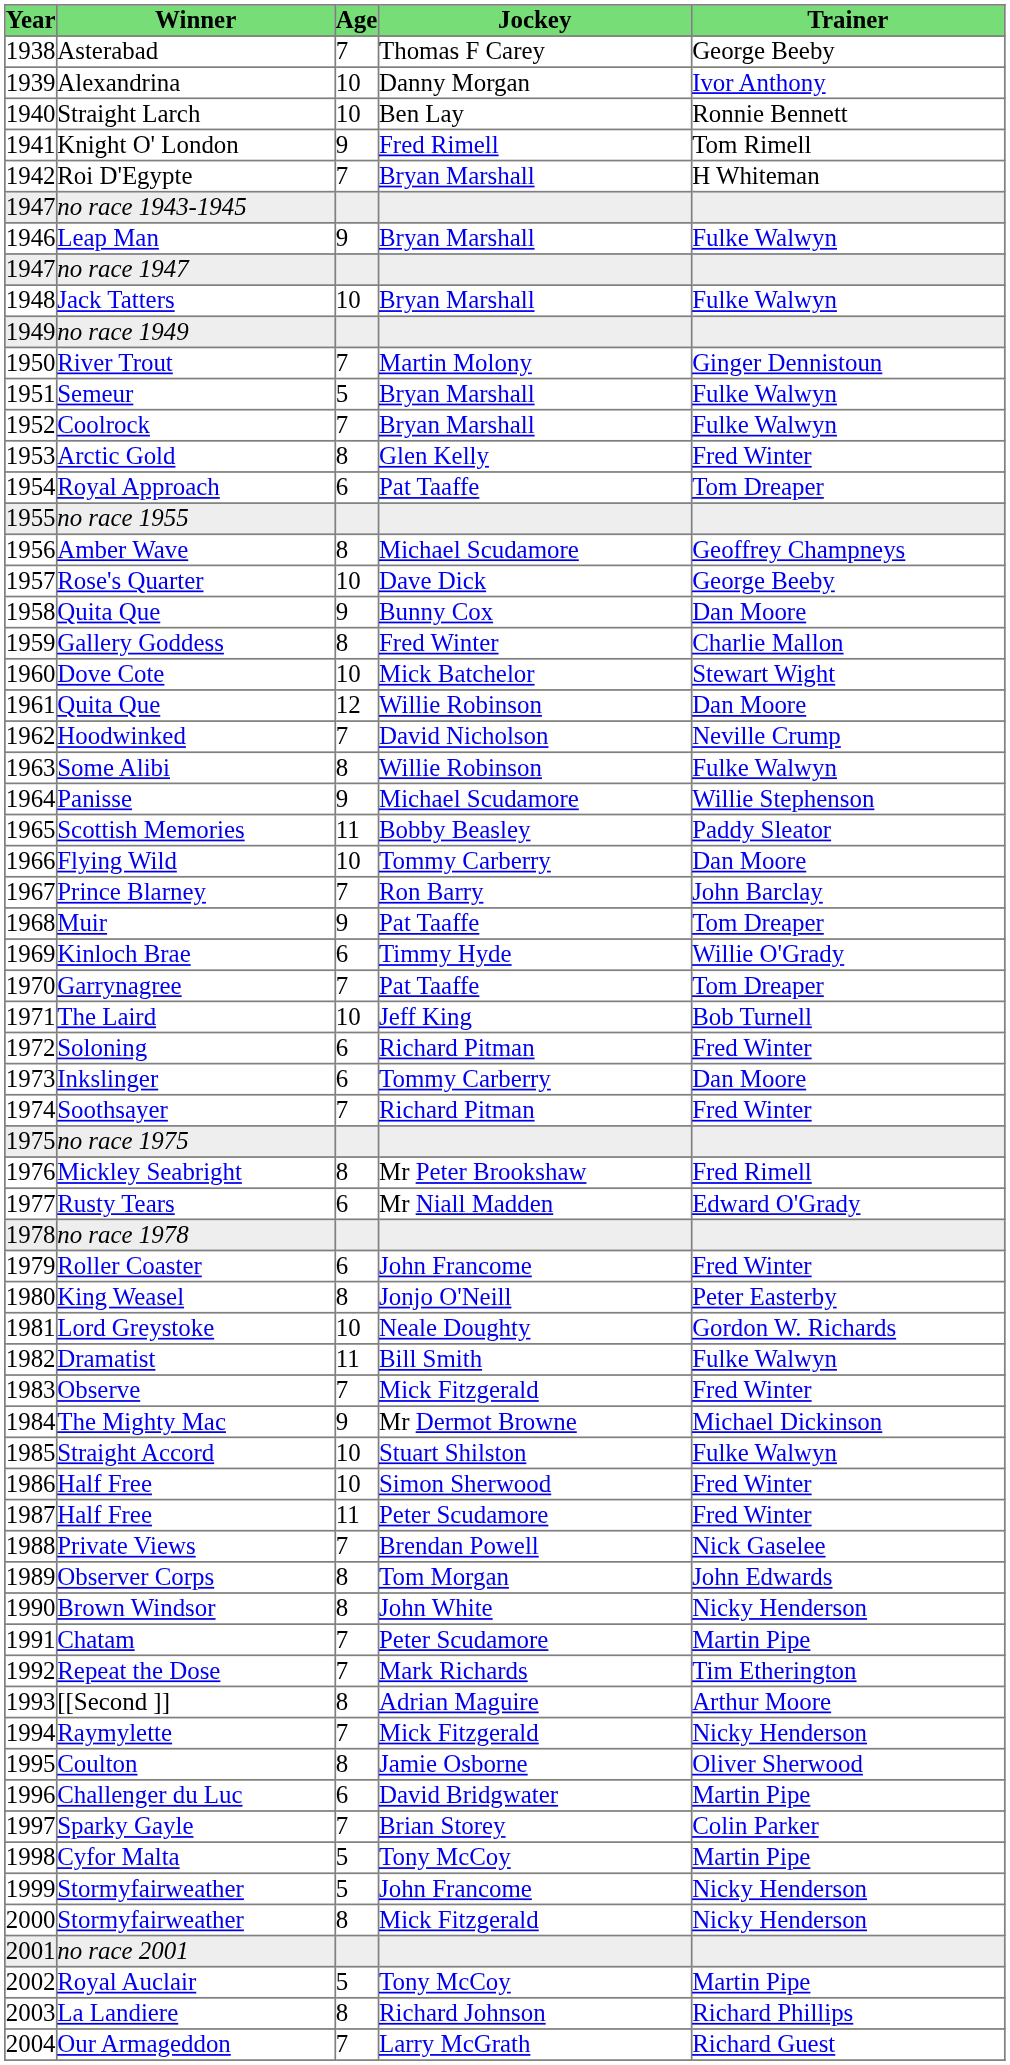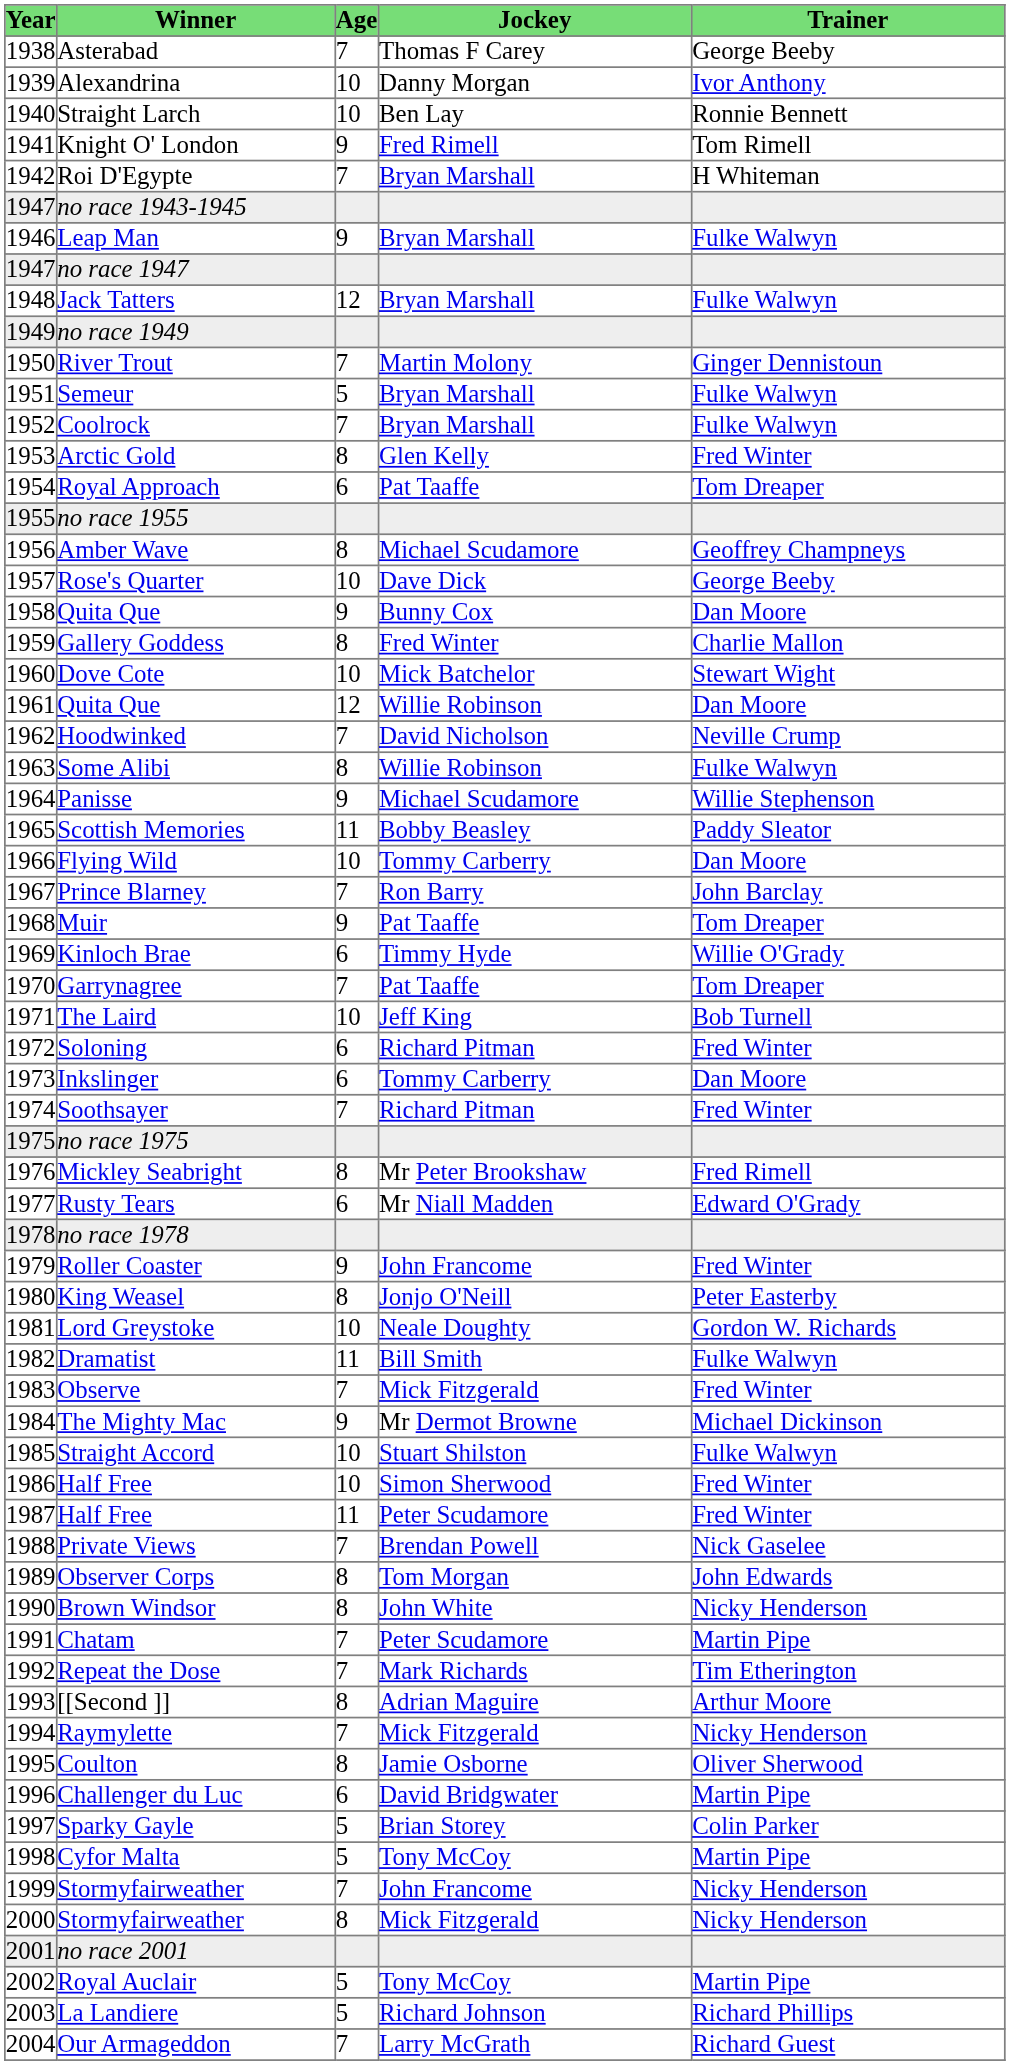(348, 300) 10 -> (348, 300) 12
(342, 1265) 6 -> (342, 1265) 9
(342, 1826) 7 -> (342, 1826) 5
(342, 1888) 5 -> (342, 1888) 7
(342, 2013) 8 -> (342, 2013) 5
